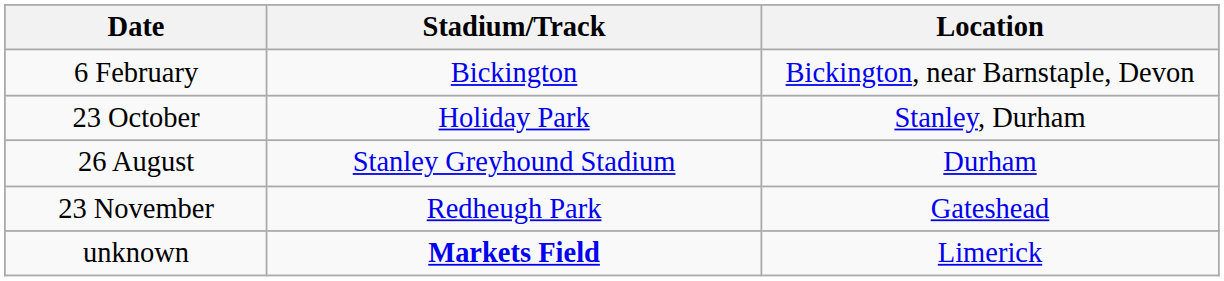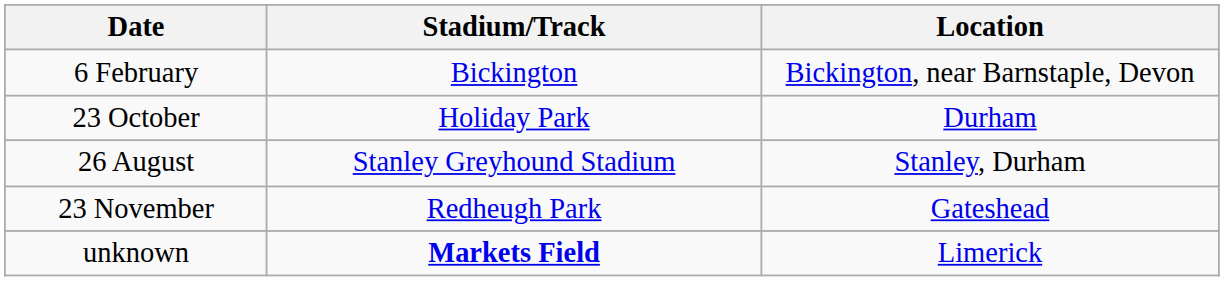(990, 117) Stanley, Durham -> (990, 117) Durham
(990, 162) Durham -> (990, 162) Stanley, Durham
